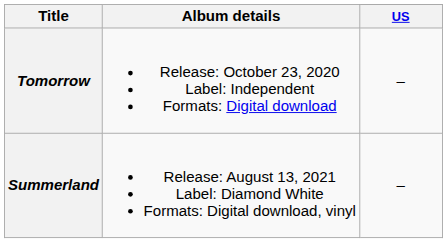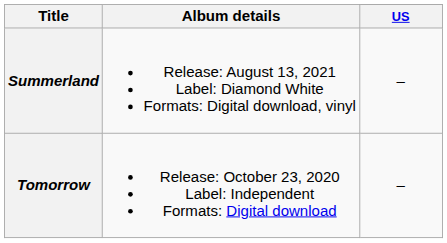rows swapped: (53, 80) <-> (53, 185)
